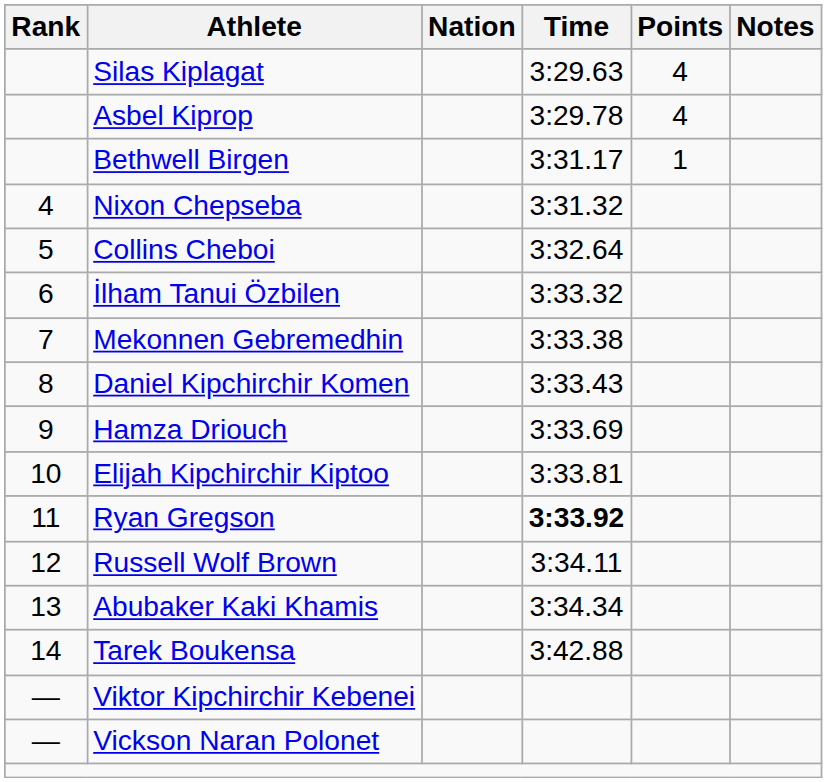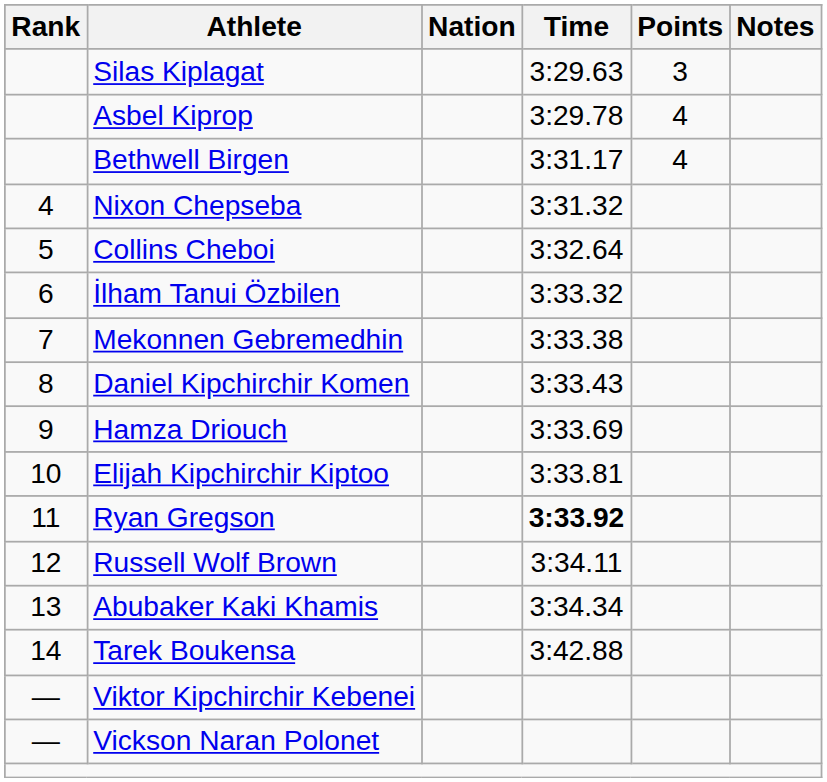(680, 71) 4 -> (680, 71) 3
(680, 160) 1 -> (680, 160) 4
